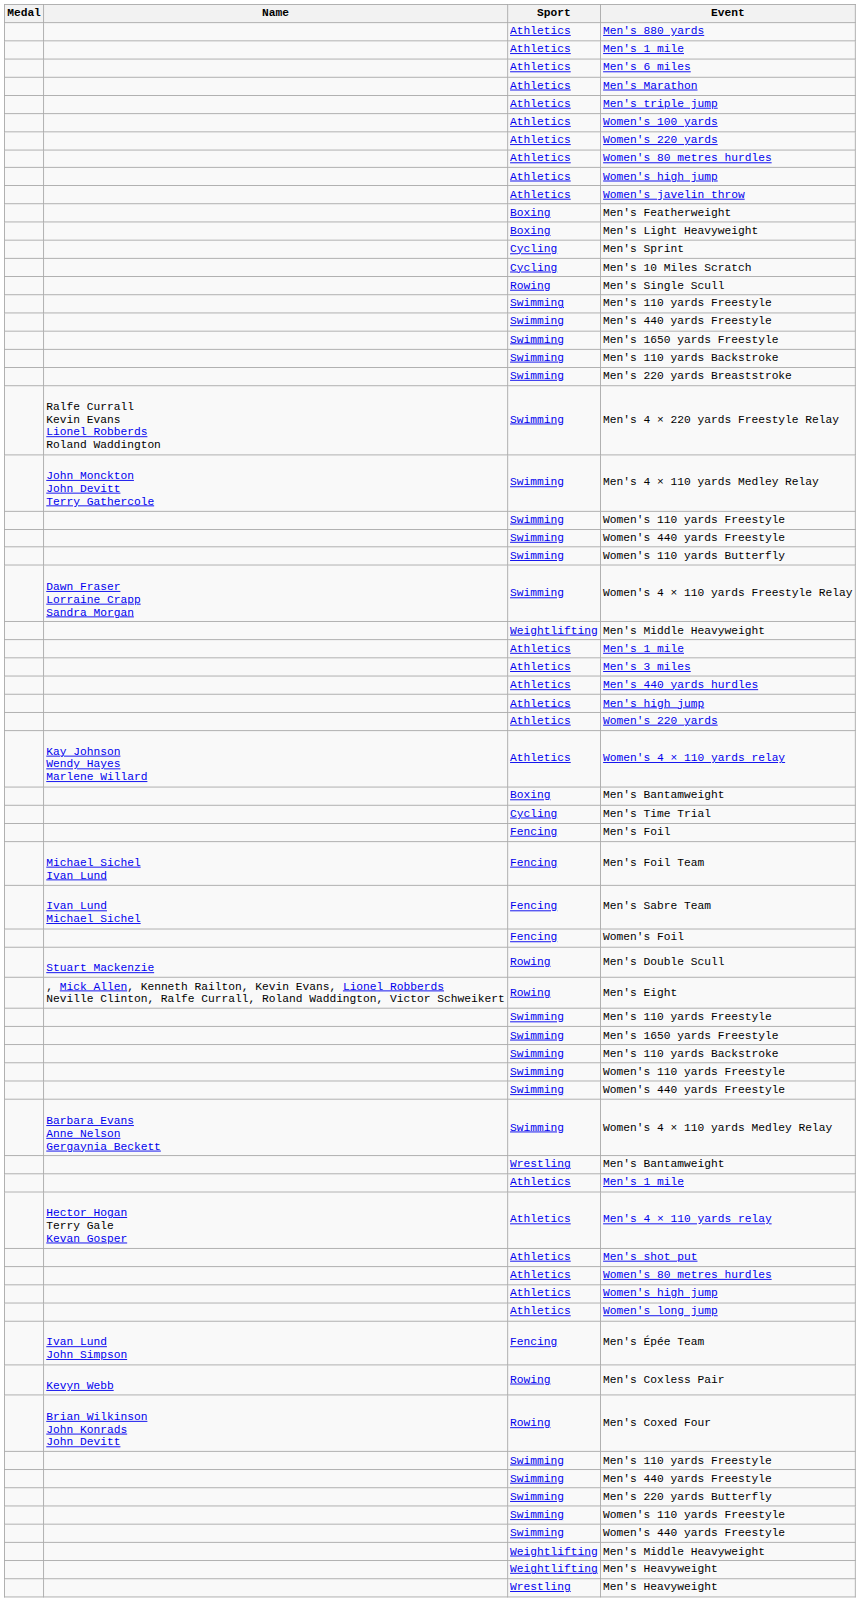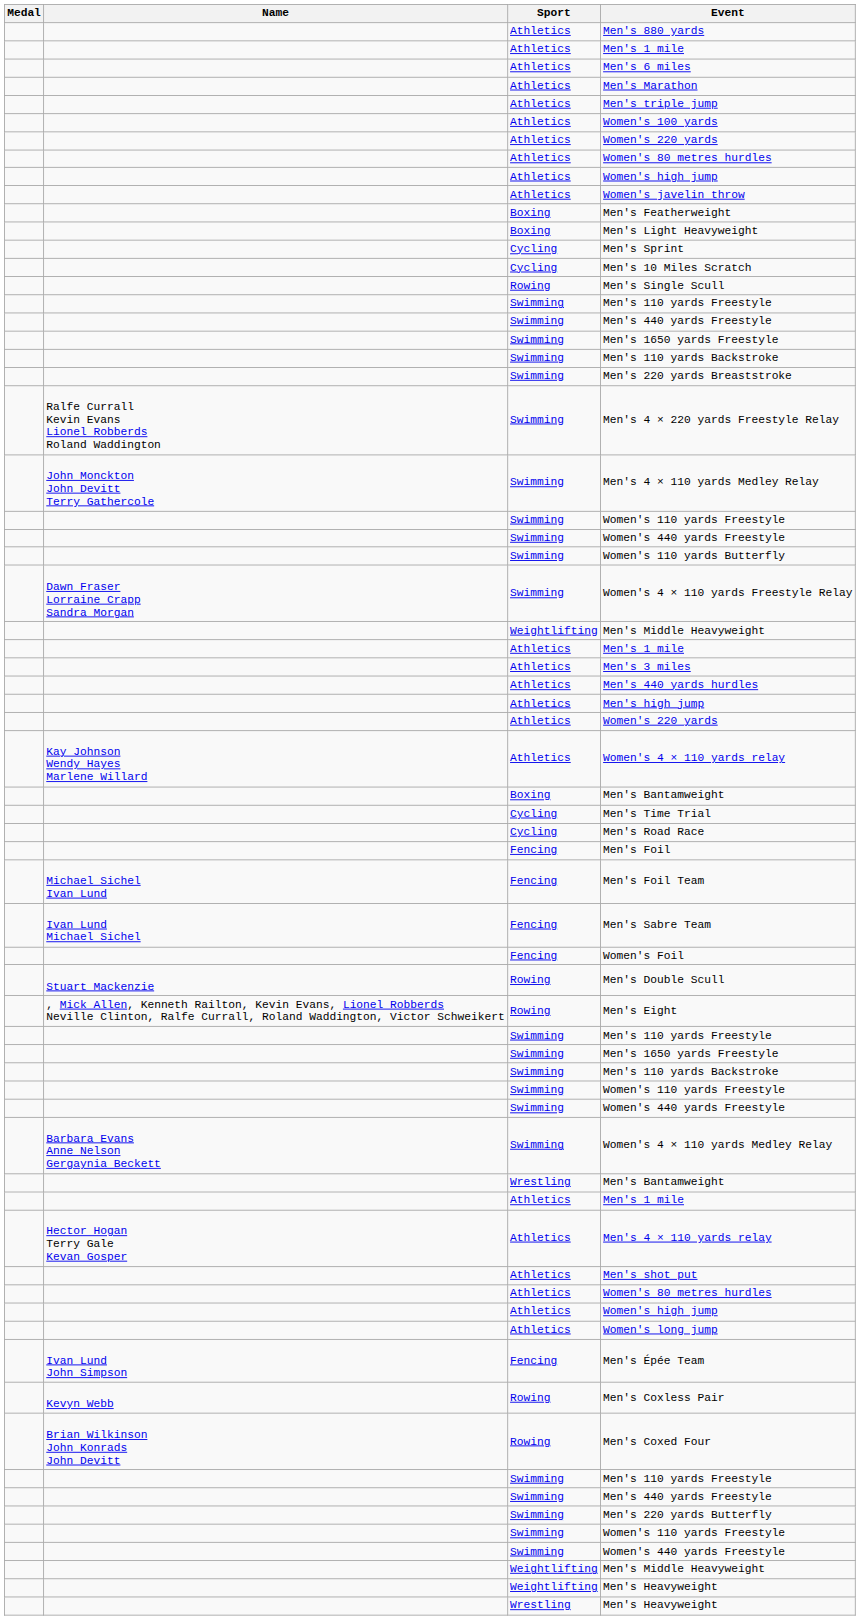+ row: (534, 833)
